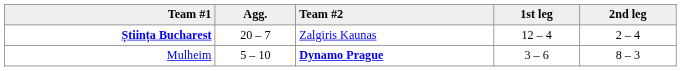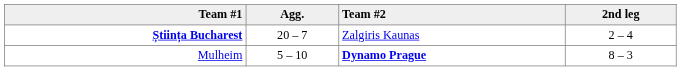- column: (537, 14)
